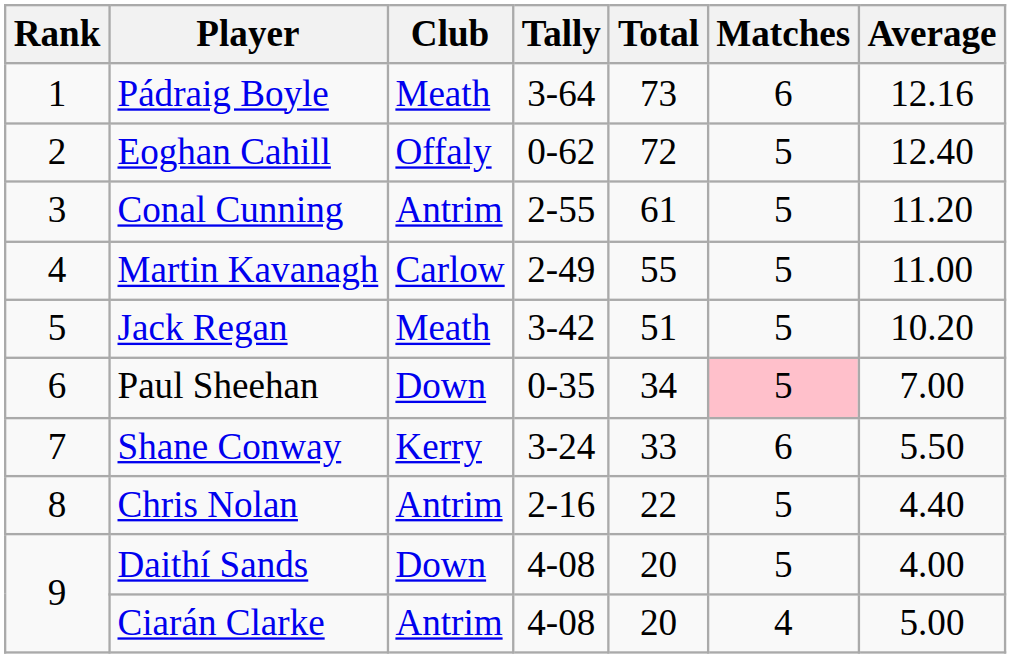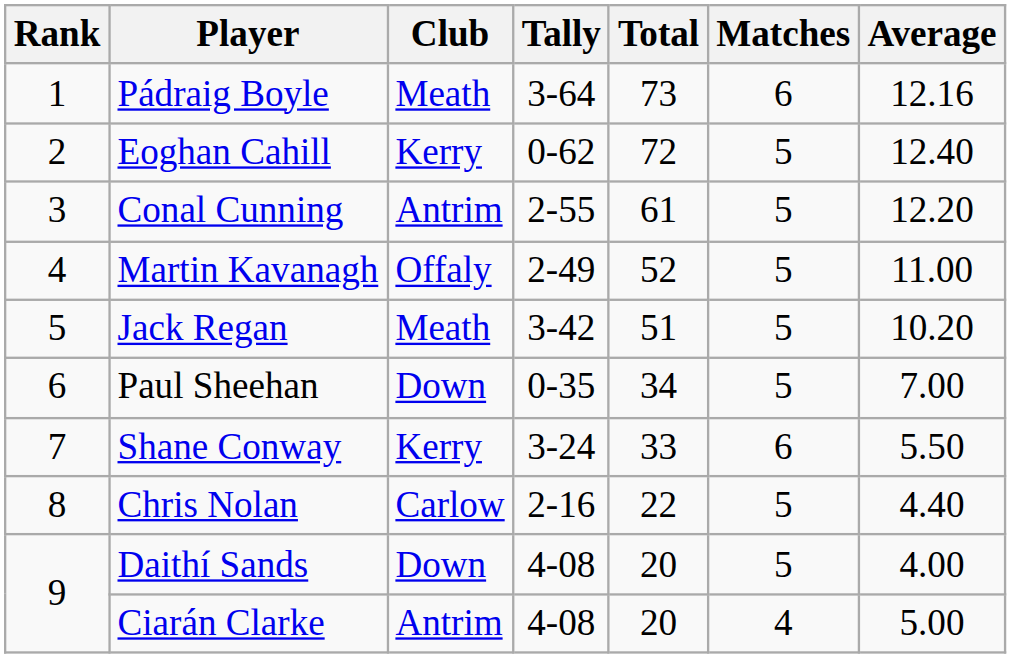(443, 151) Offaly -> (439, 151) Kerry
(932, 210) 11.20 -> (932, 210) 12.20
(450, 269) Carlow -> (443, 269) Offaly
(659, 269) 55 -> (659, 269) 52
(783, 387) pink background -> (783, 387) no background
(449, 504) Antrim -> (450, 504) Carlow
